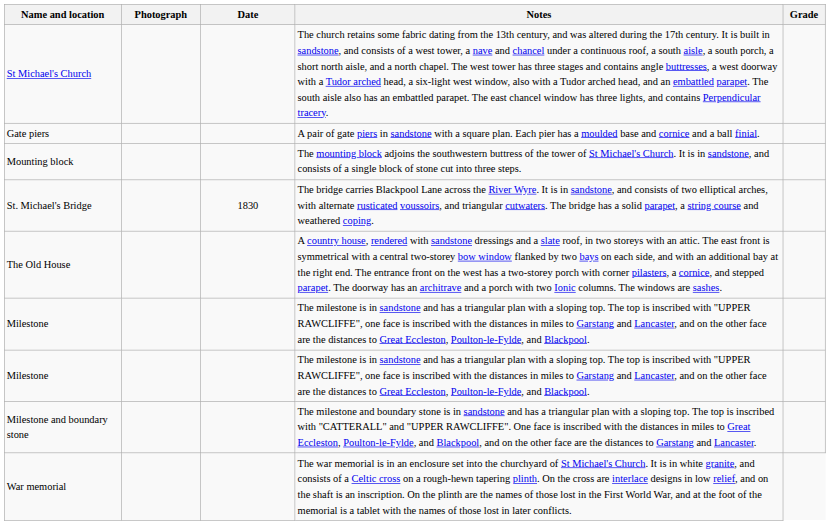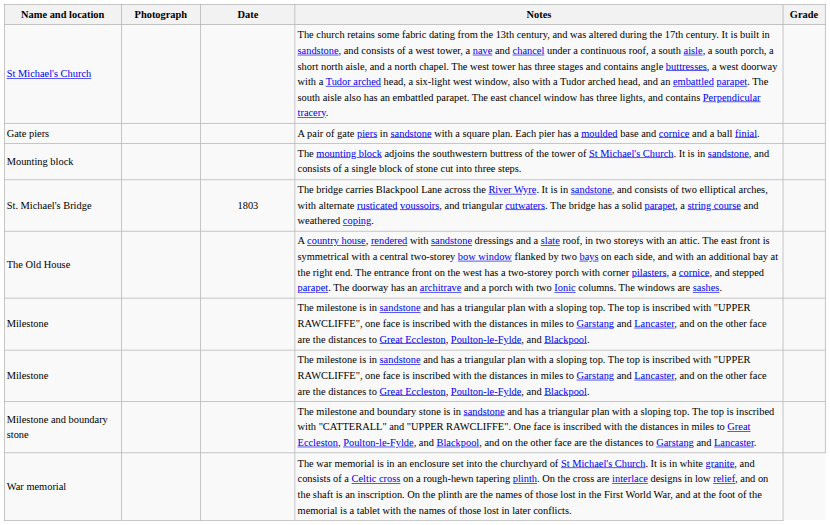(248, 205) 1830 -> (248, 205) 1803
